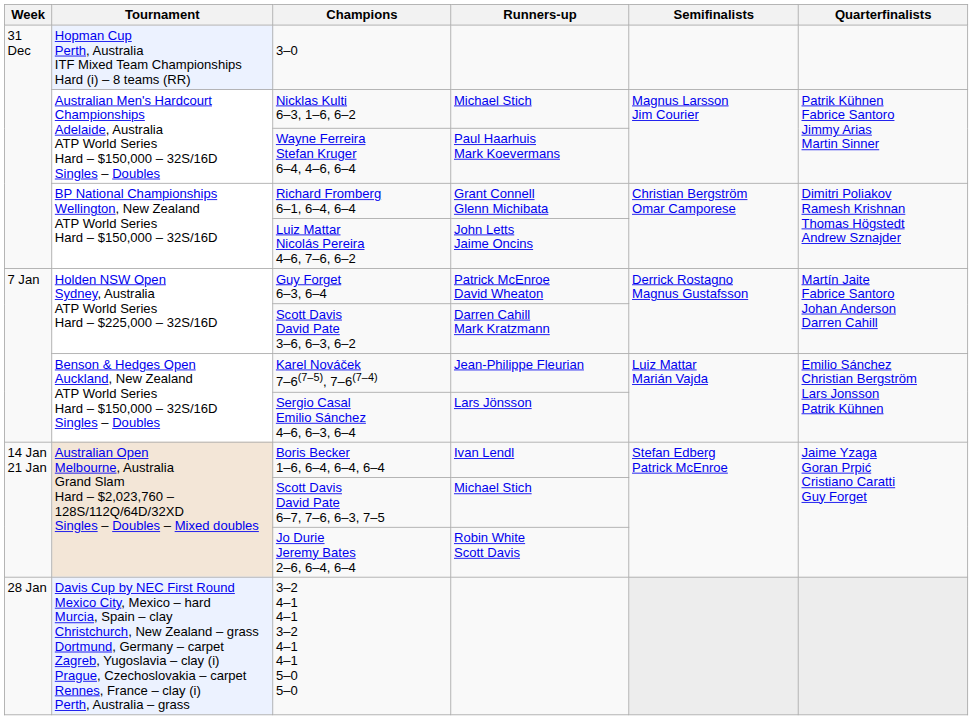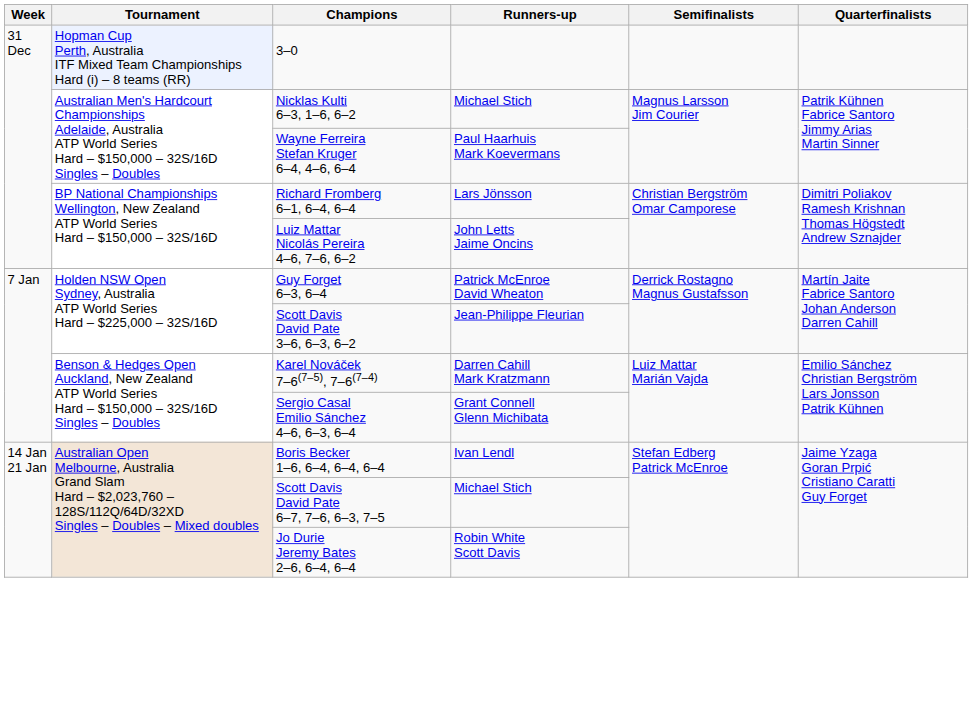(501, 201) Grant Connell Glenn Michibata -> (493, 194) Lars Jönsson
(502, 322) Darren Cahill Mark Kratzmann -> (519, 315) Jean-Philippe Fleurian
(519, 365) Jean-Philippe Fleurian -> (502, 372) Darren Cahill Mark Kratzmann
(493, 402) Lars Jönsson -> (501, 410) Grant Connell Glenn Michibata
- row: (287, 639)
